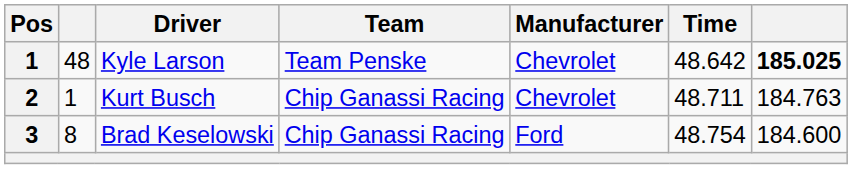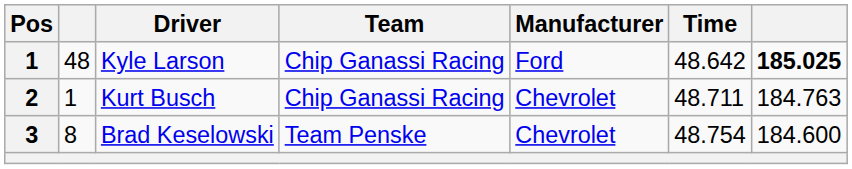(356, 61) Team Penske -> (395, 61) Chip Ganassi Racing
(565, 61) Chevrolet -> (539, 61) Ford
(395, 135) Chip Ganassi Racing -> (356, 135) Team Penske
(539, 135) Ford -> (565, 135) Chevrolet
